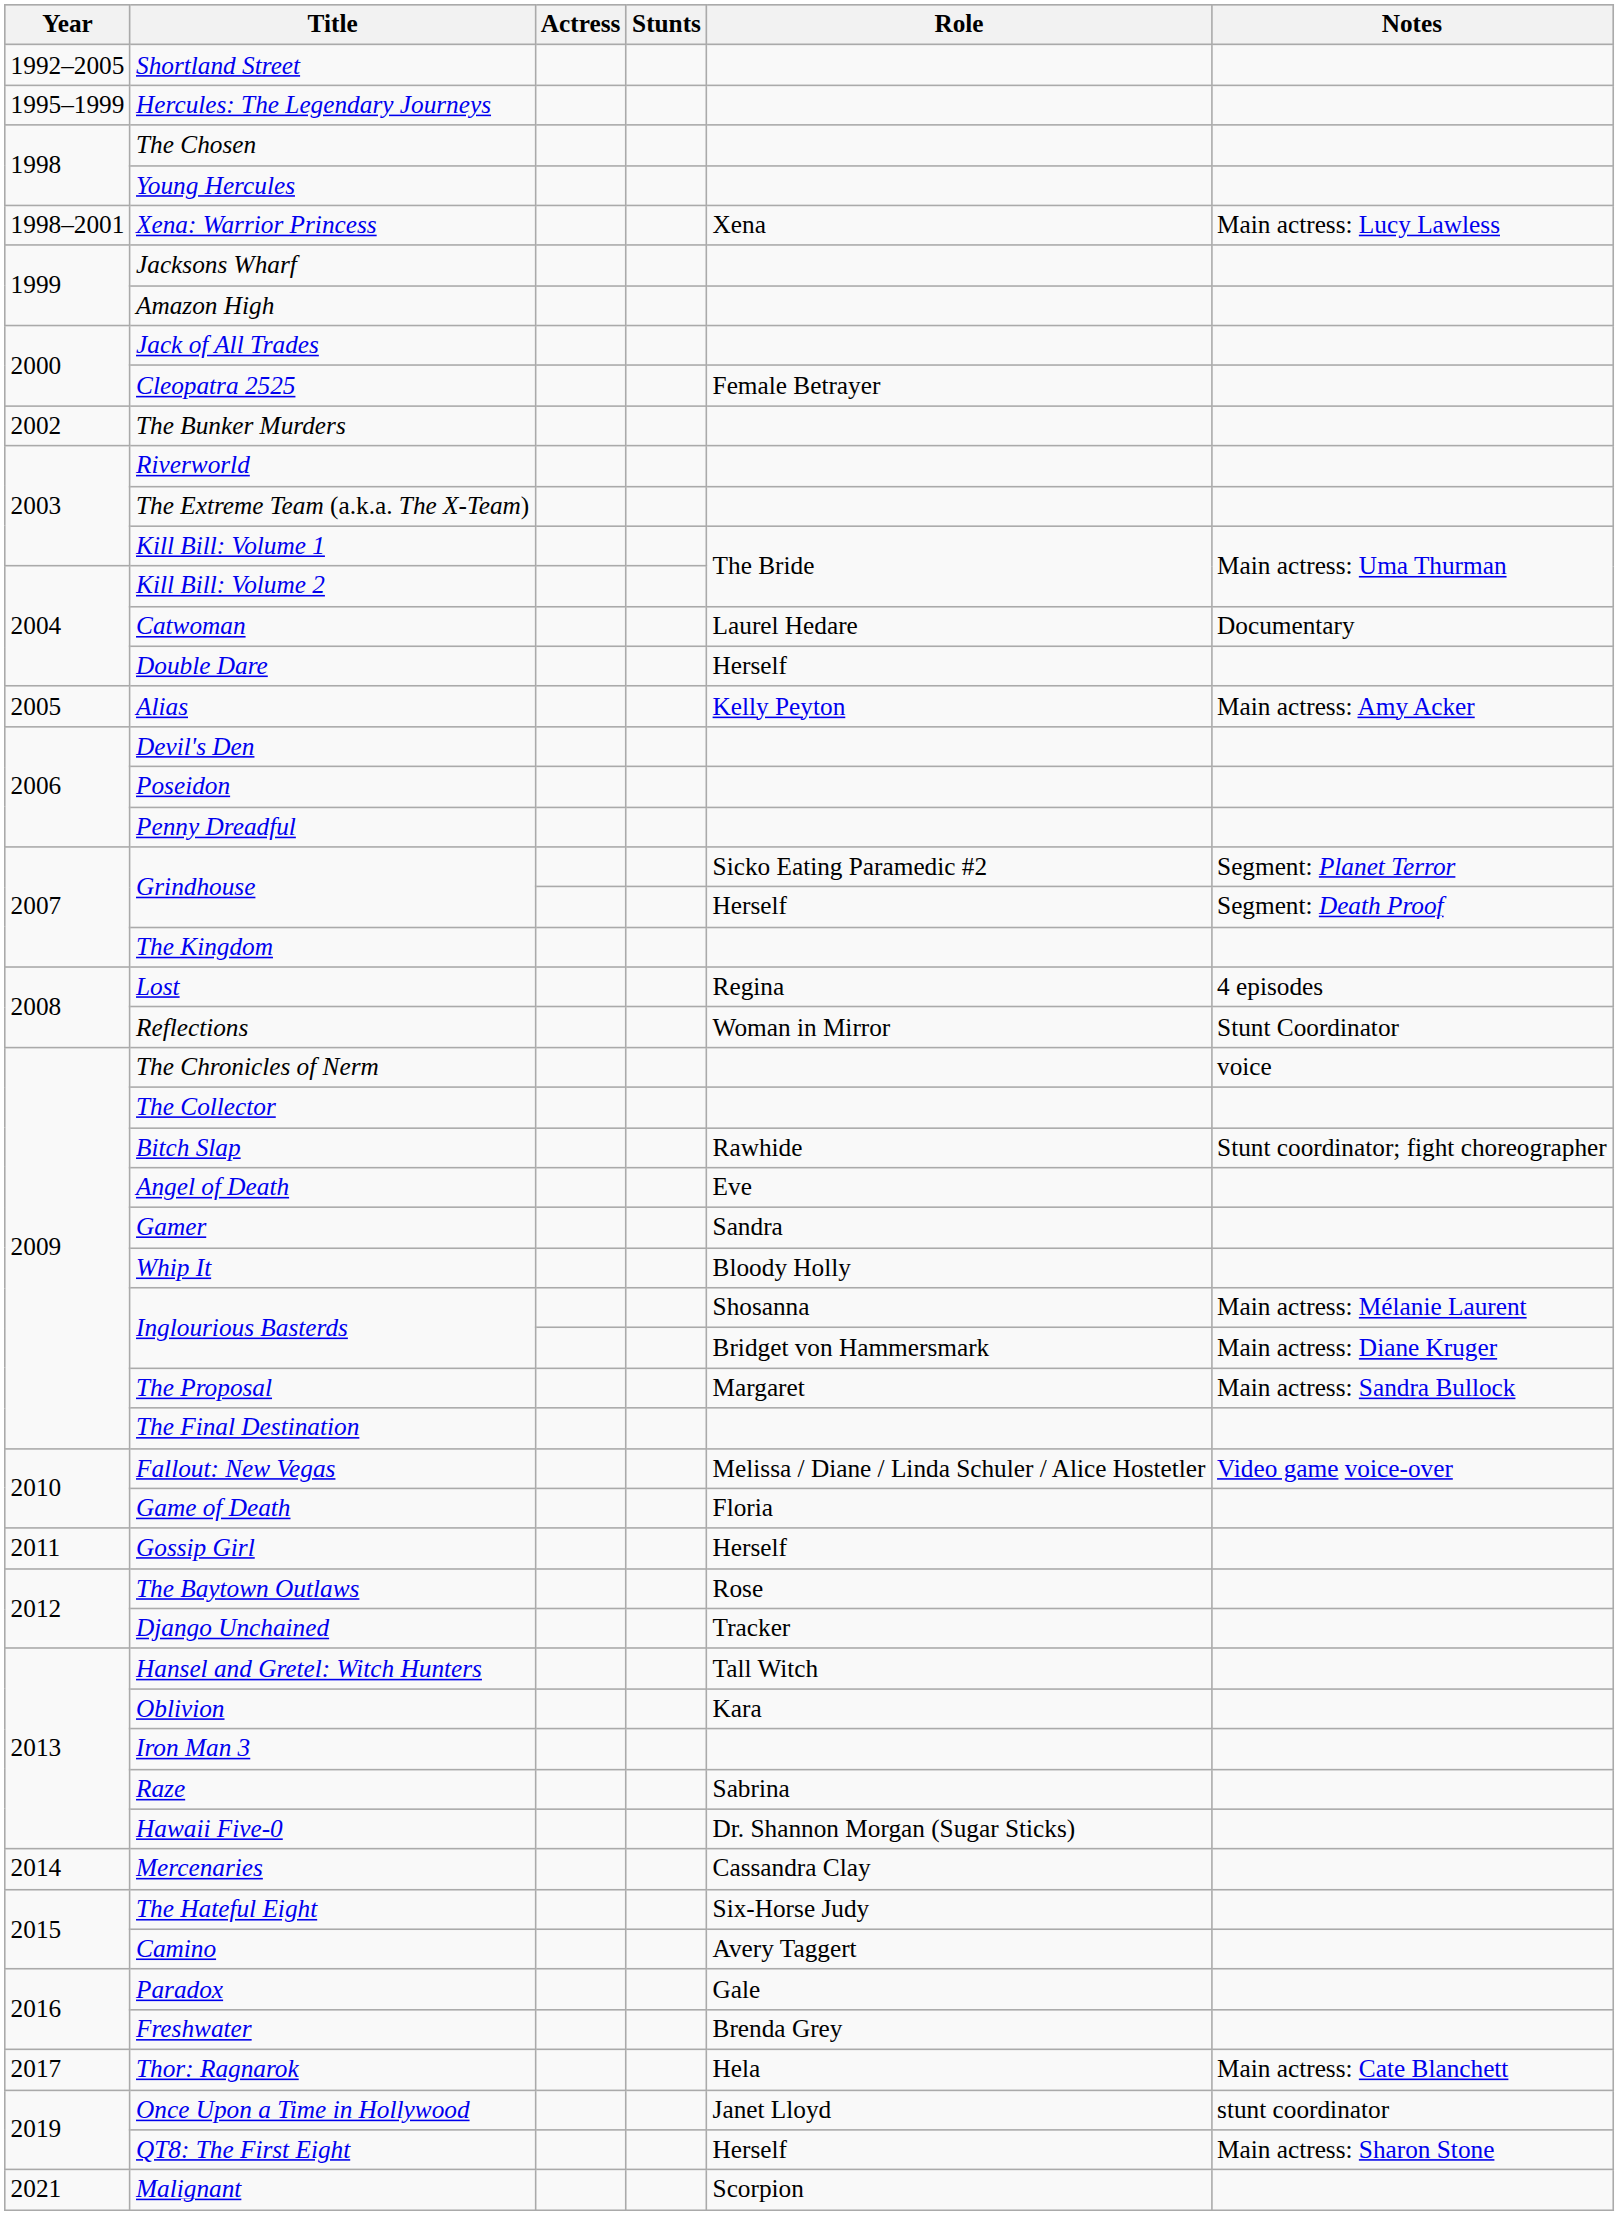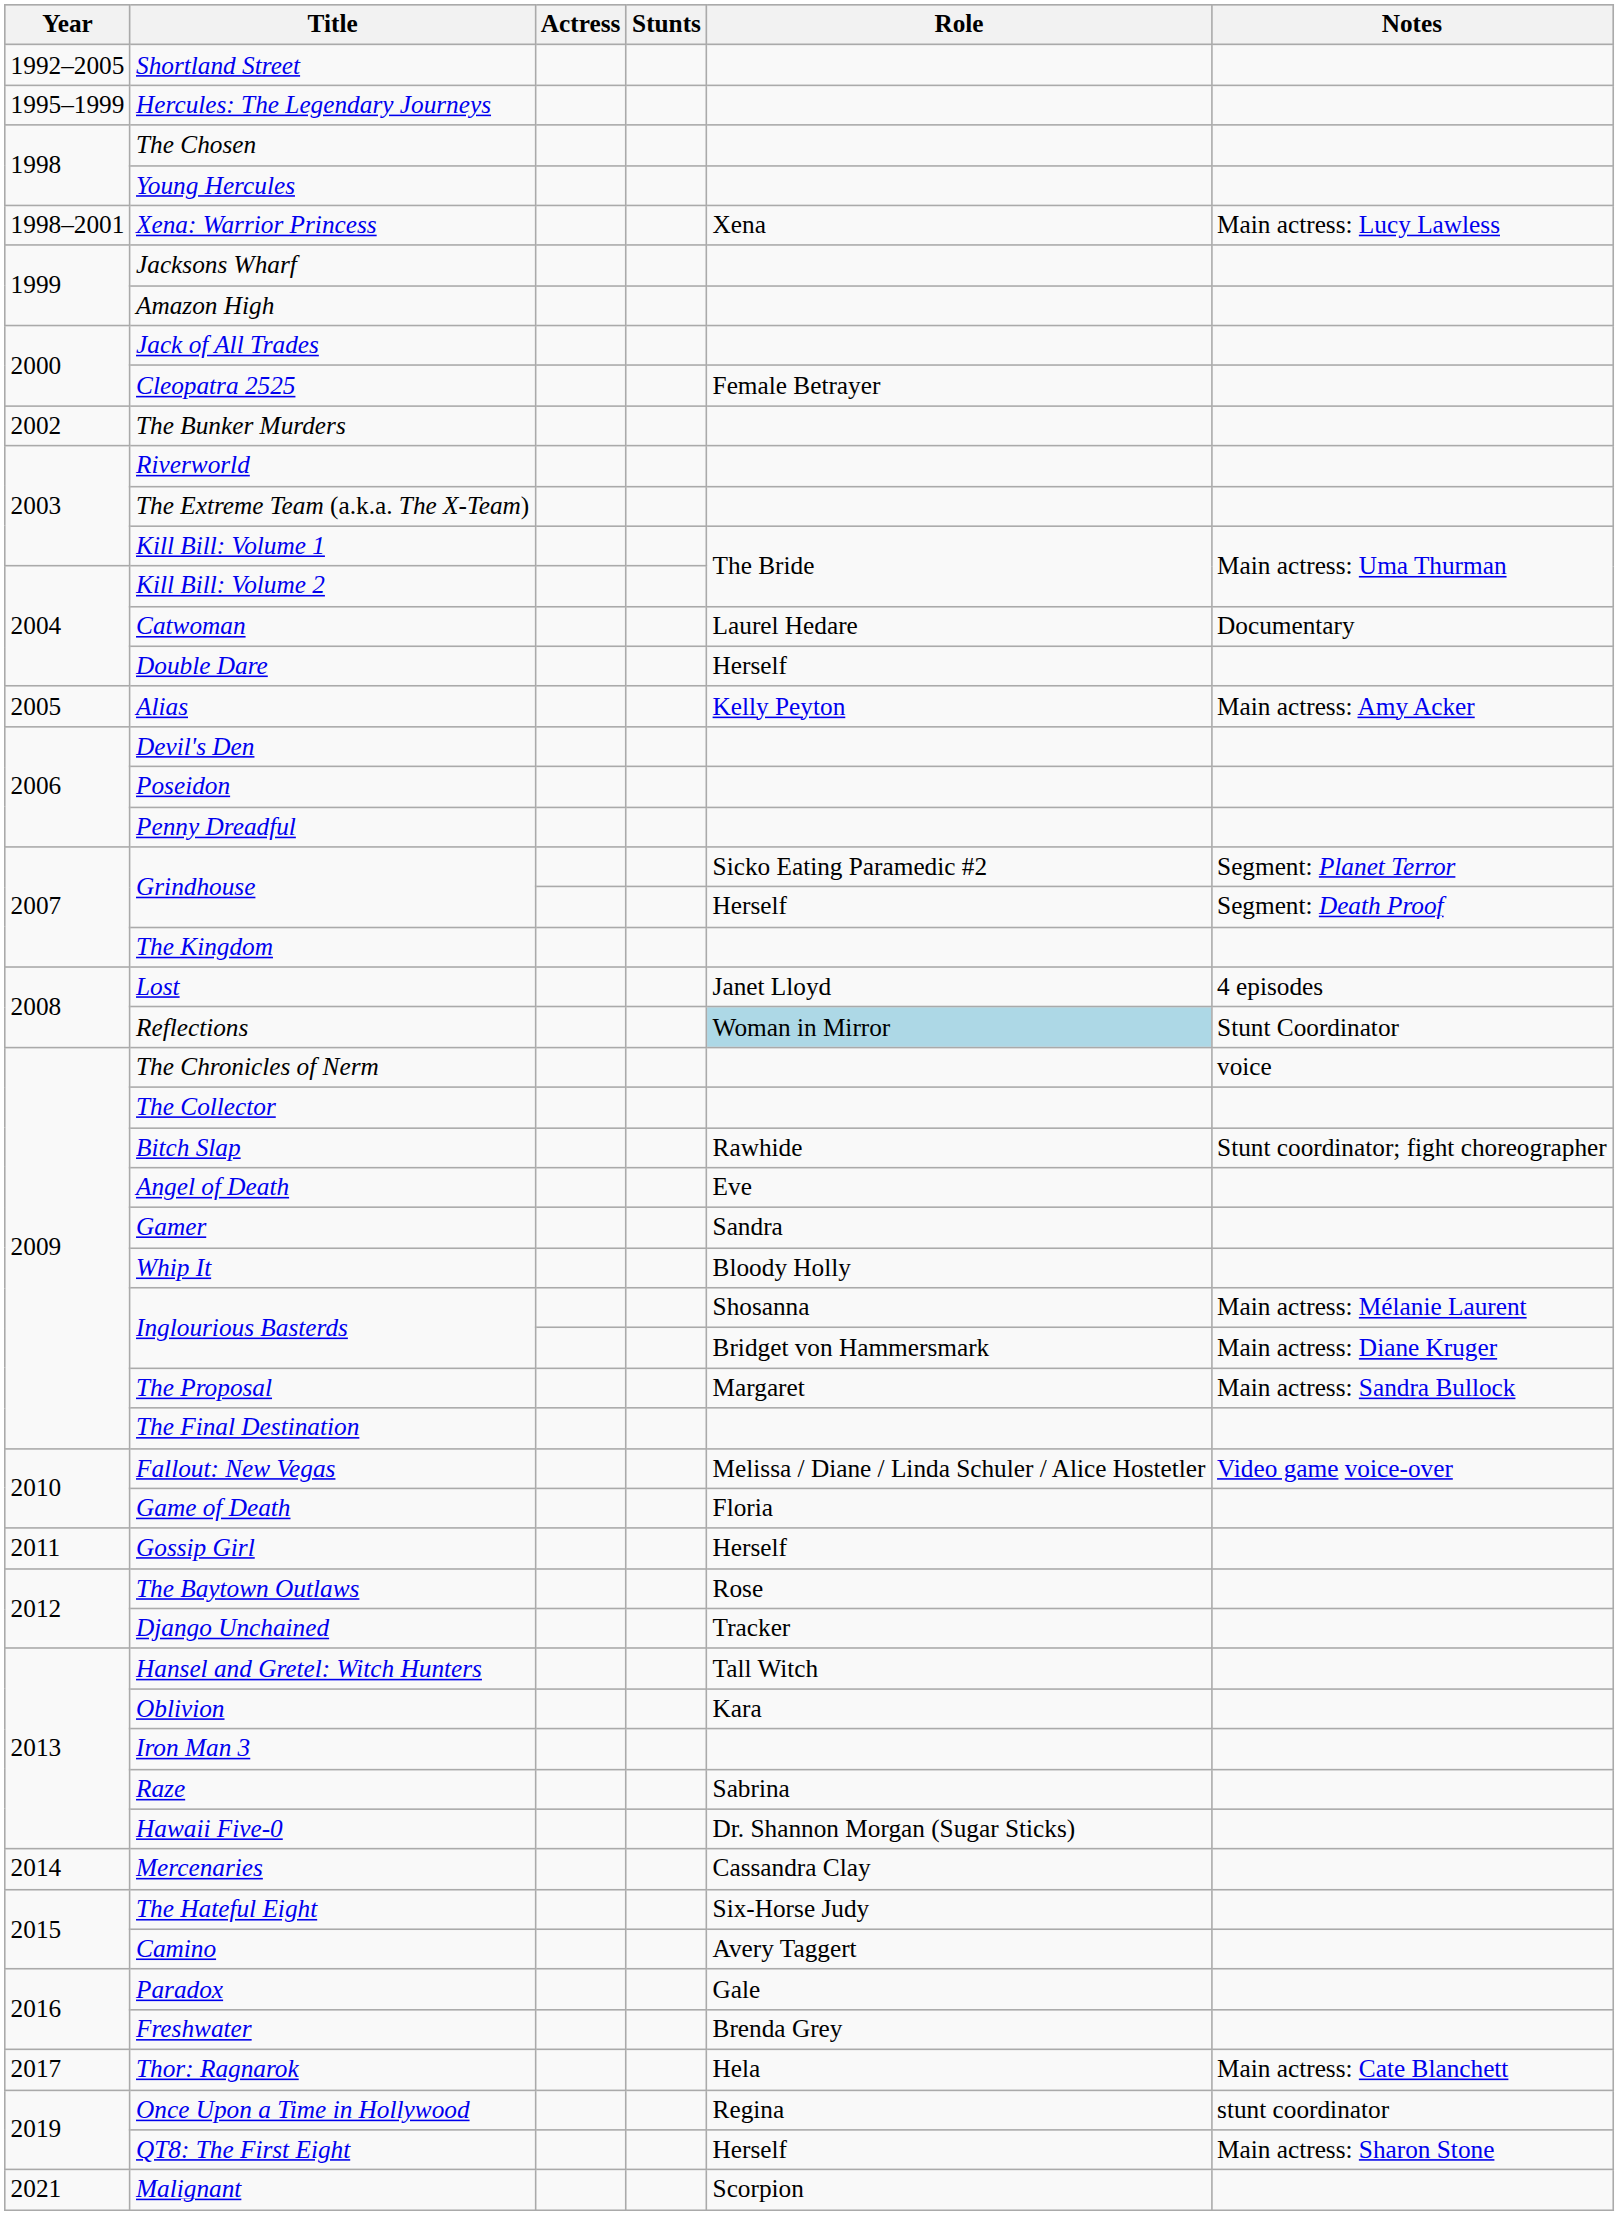(748, 986) Regina -> (772, 986) Janet Lloyd
(801, 1026) no background -> (801, 1026) lightblue background
(772, 2109) Janet Lloyd -> (748, 2109) Regina
